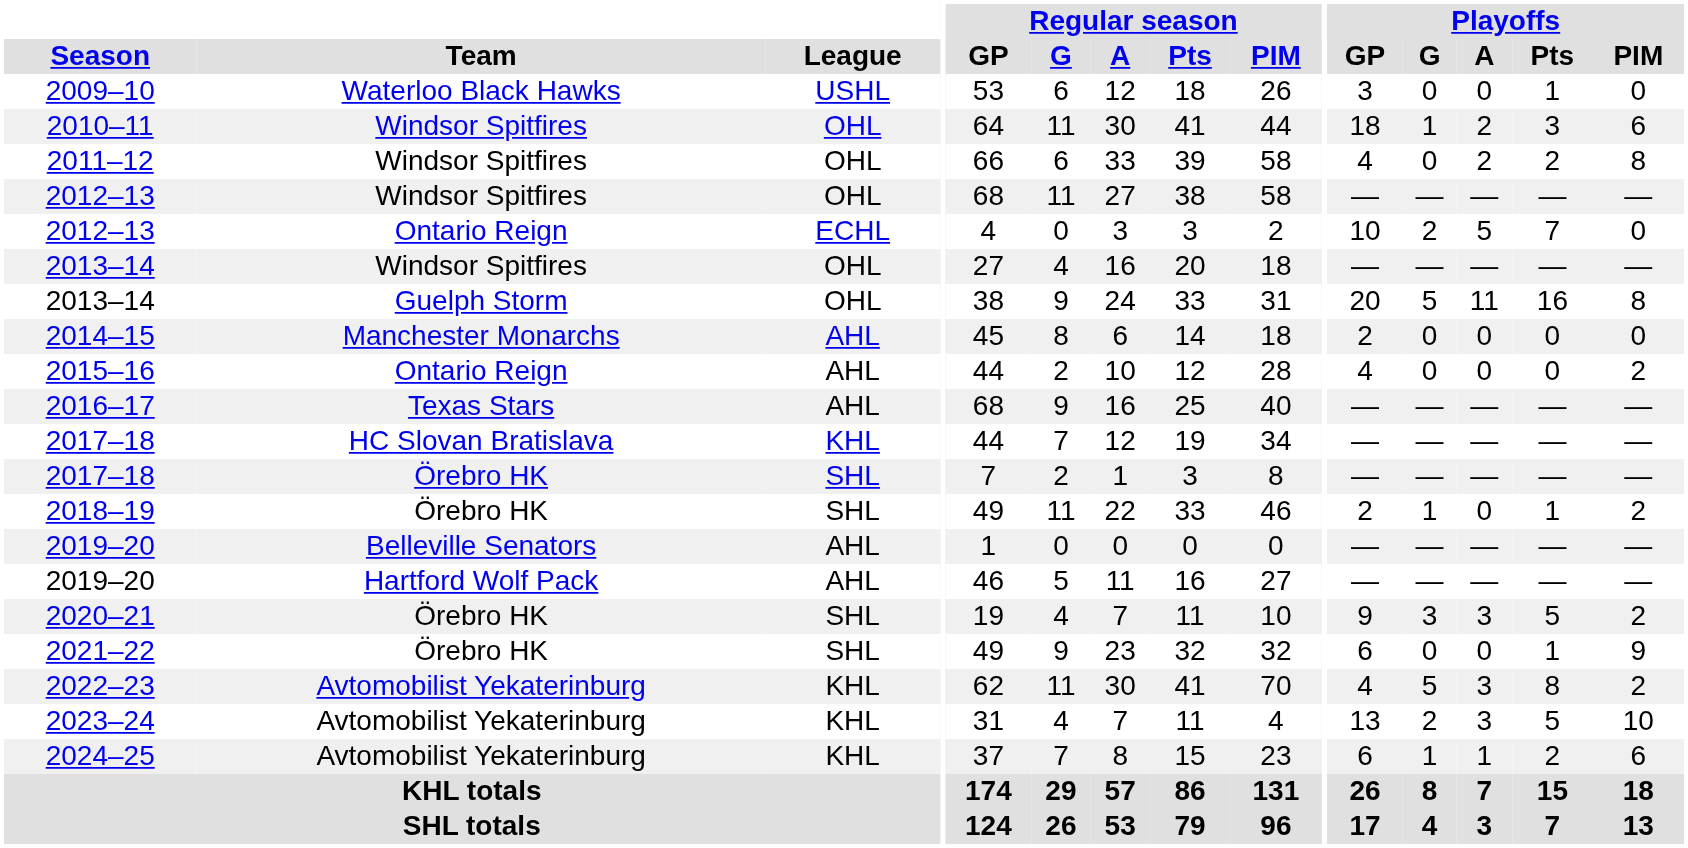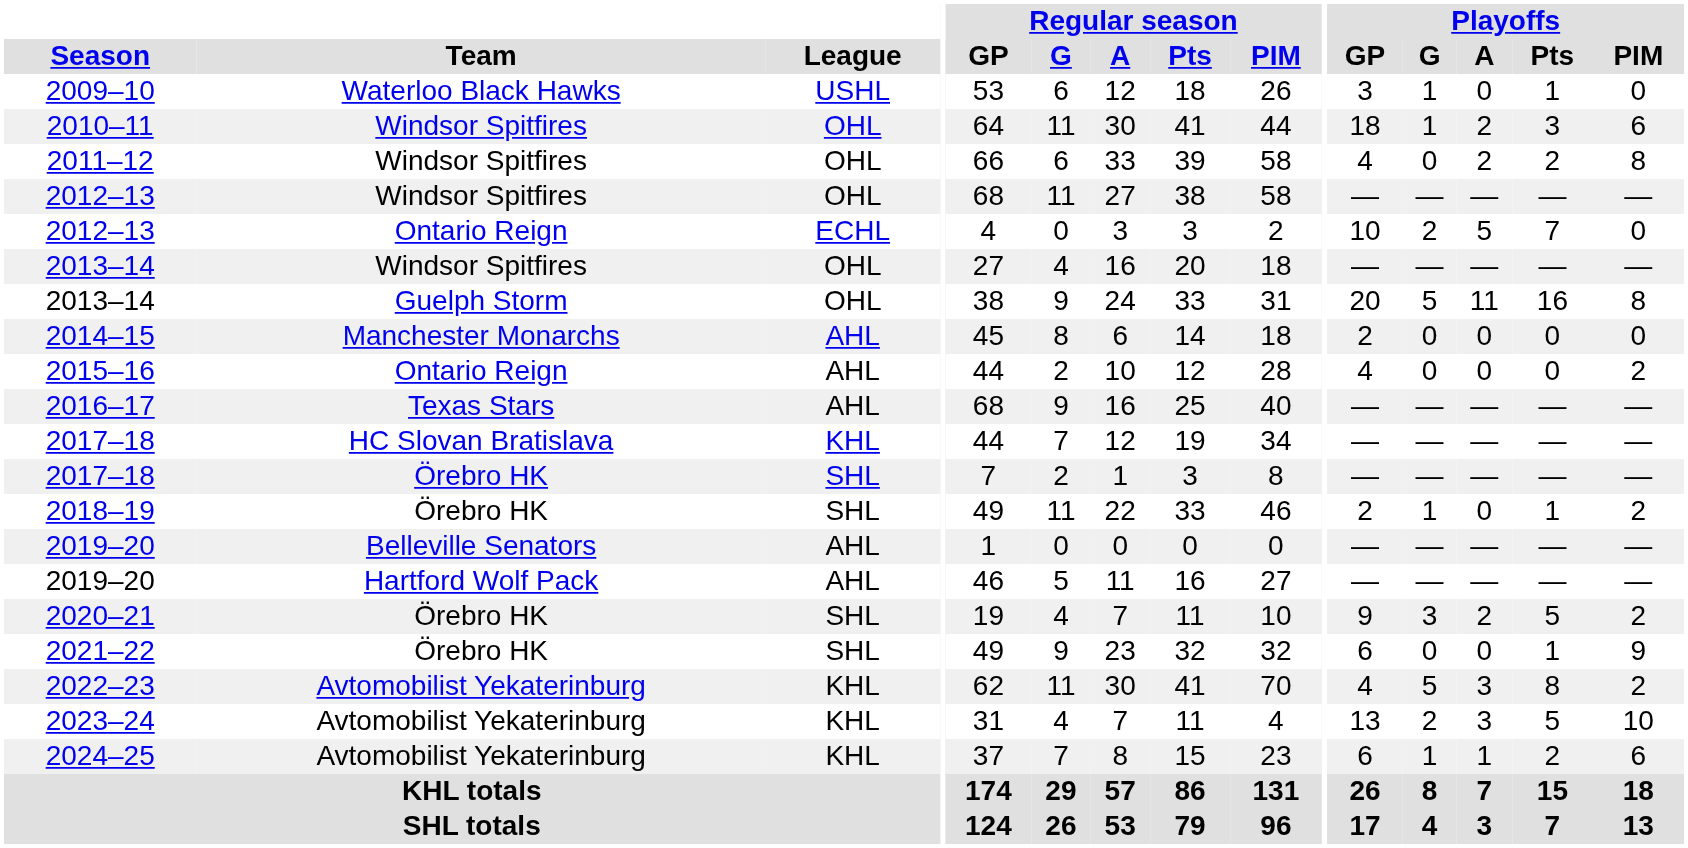(1430, 91) 0 -> (1430, 91) 1
(1484, 616) 3 -> (1484, 616) 2
